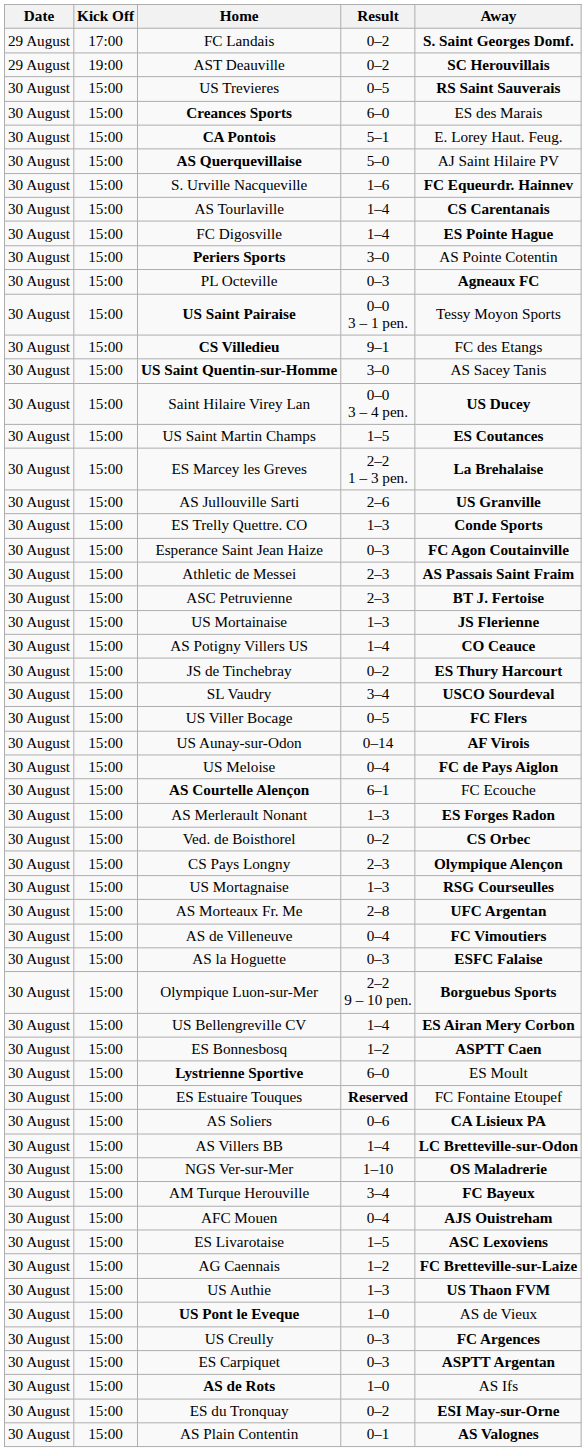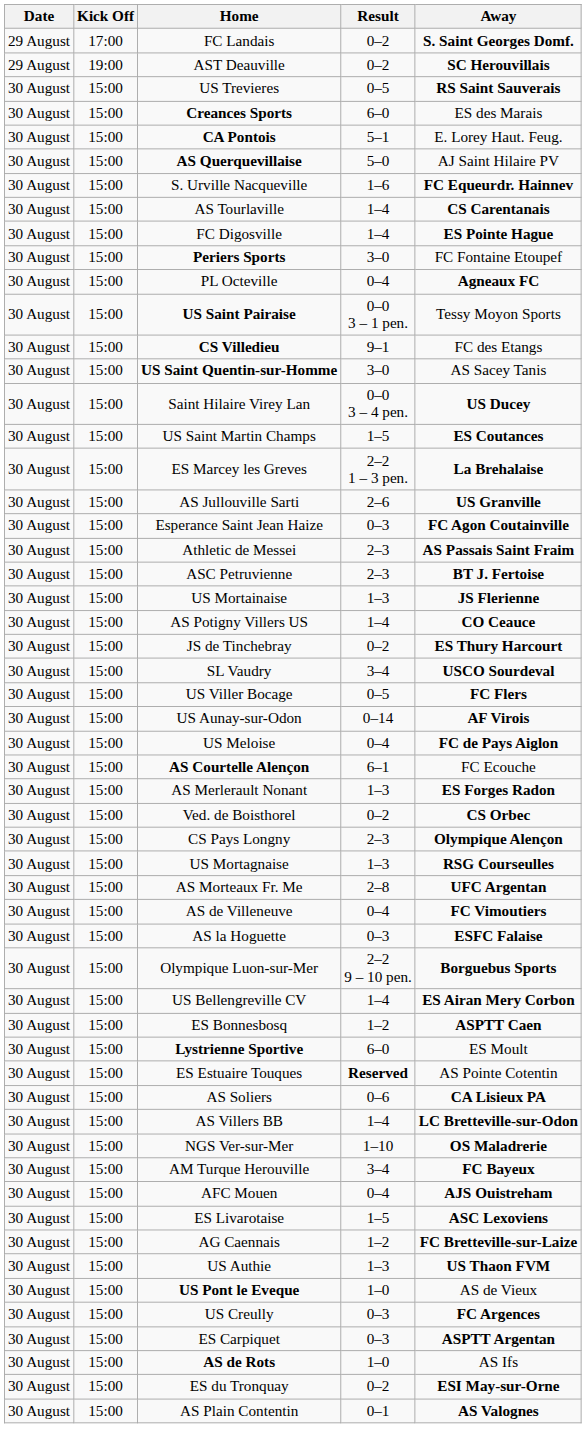(498, 257) AS Pointe Cotentin -> (498, 257) FC Fontaine Etoupef
(378, 281) 0–3 -> (378, 281) 0–4
- row: (239, 525)
(498, 1097) FC Fontaine Etoupef -> (498, 1073) AS Pointe Cotentin
